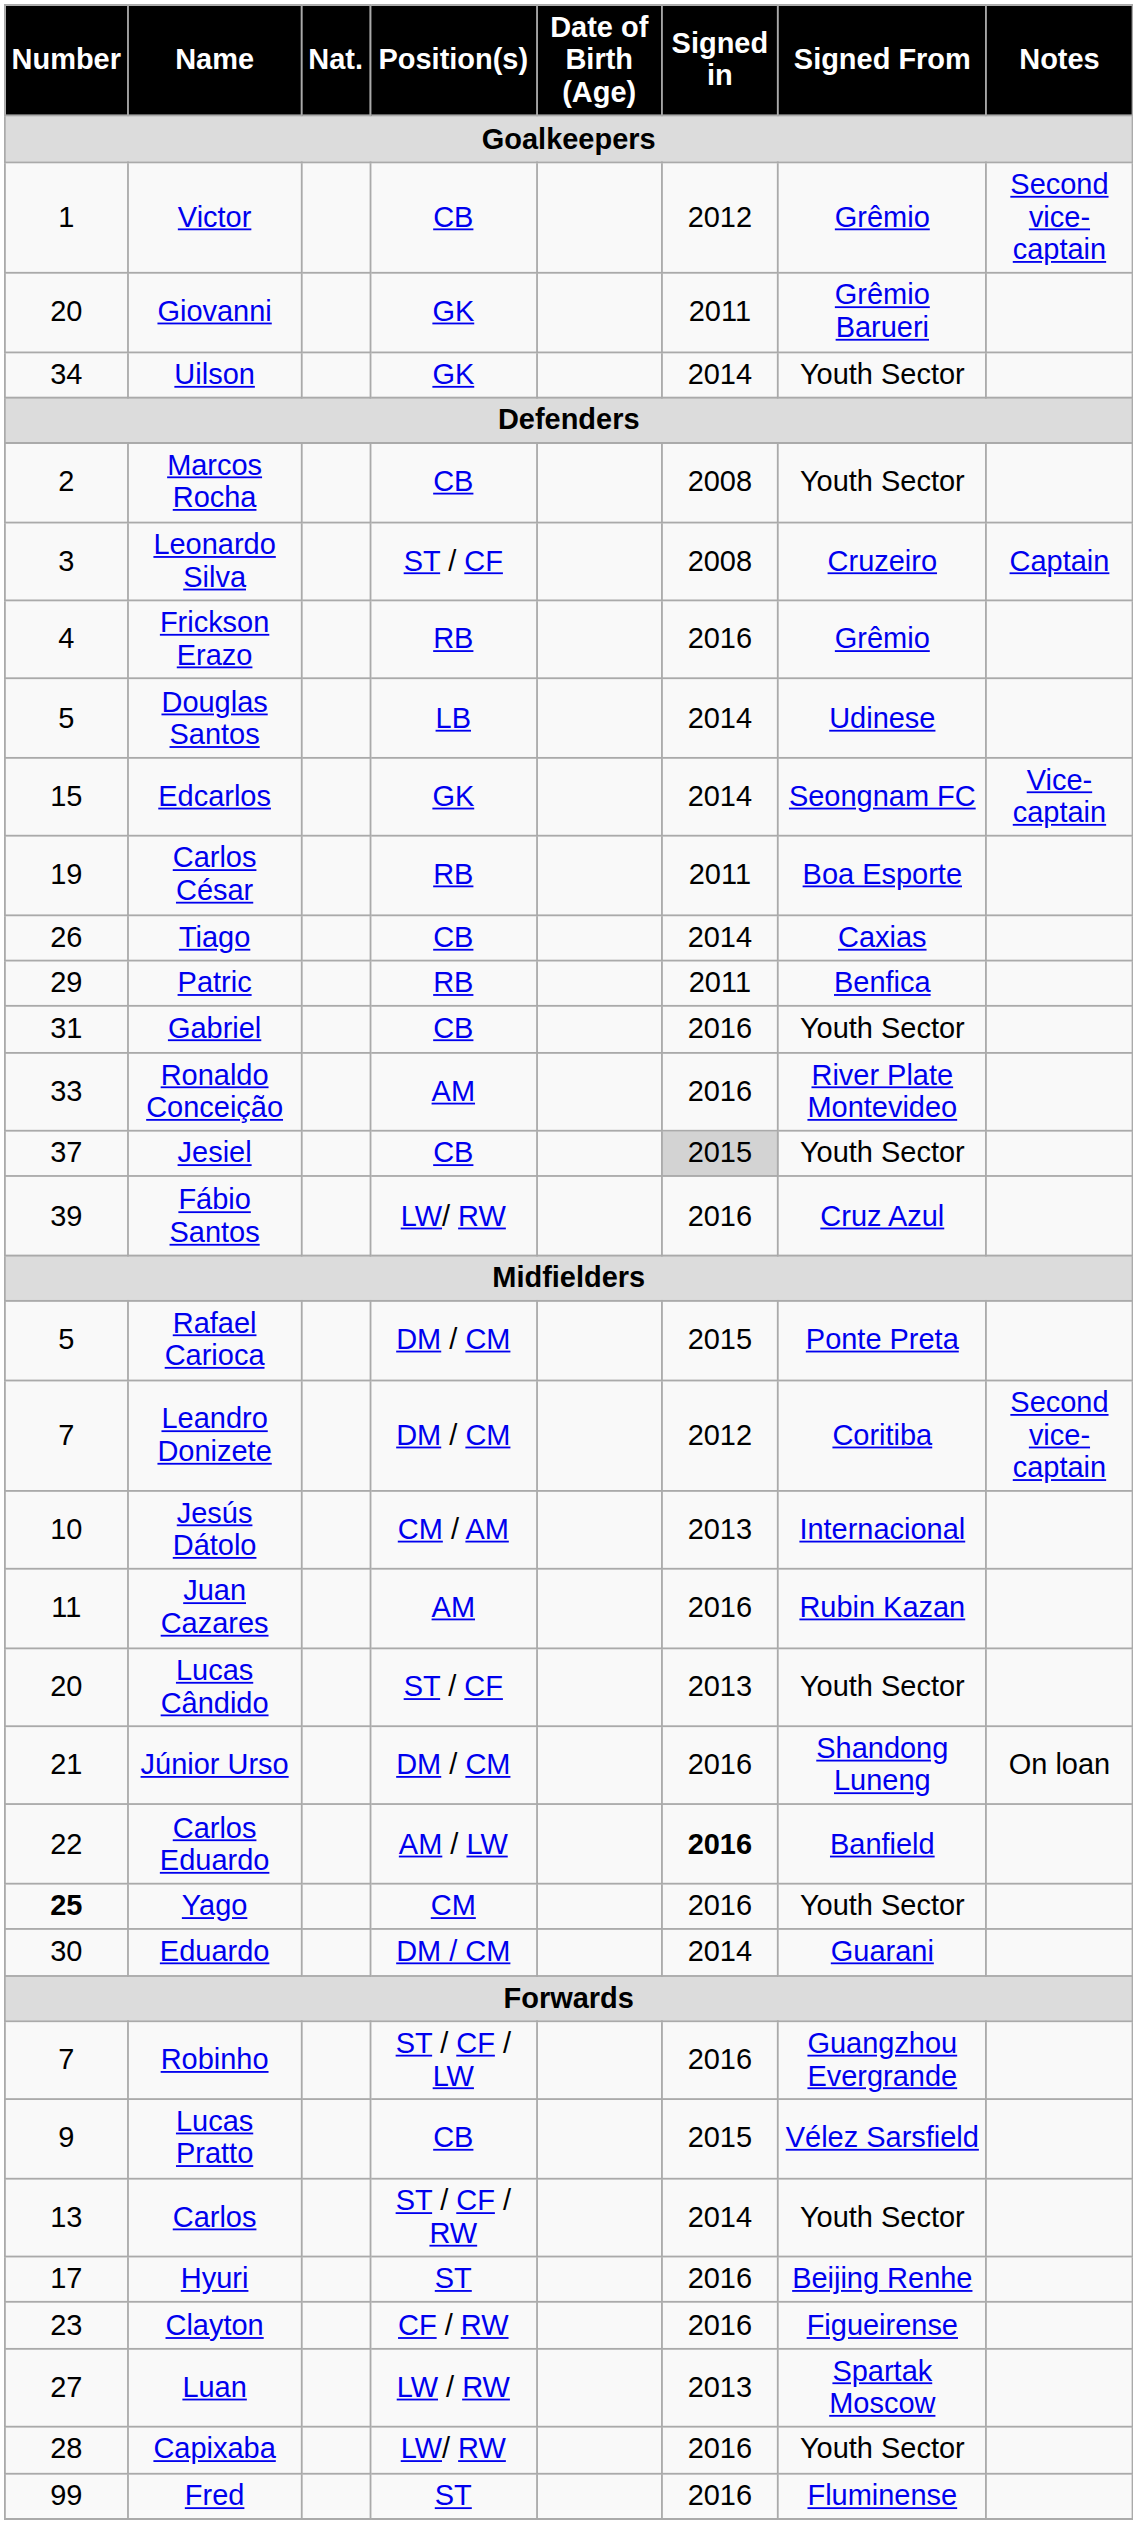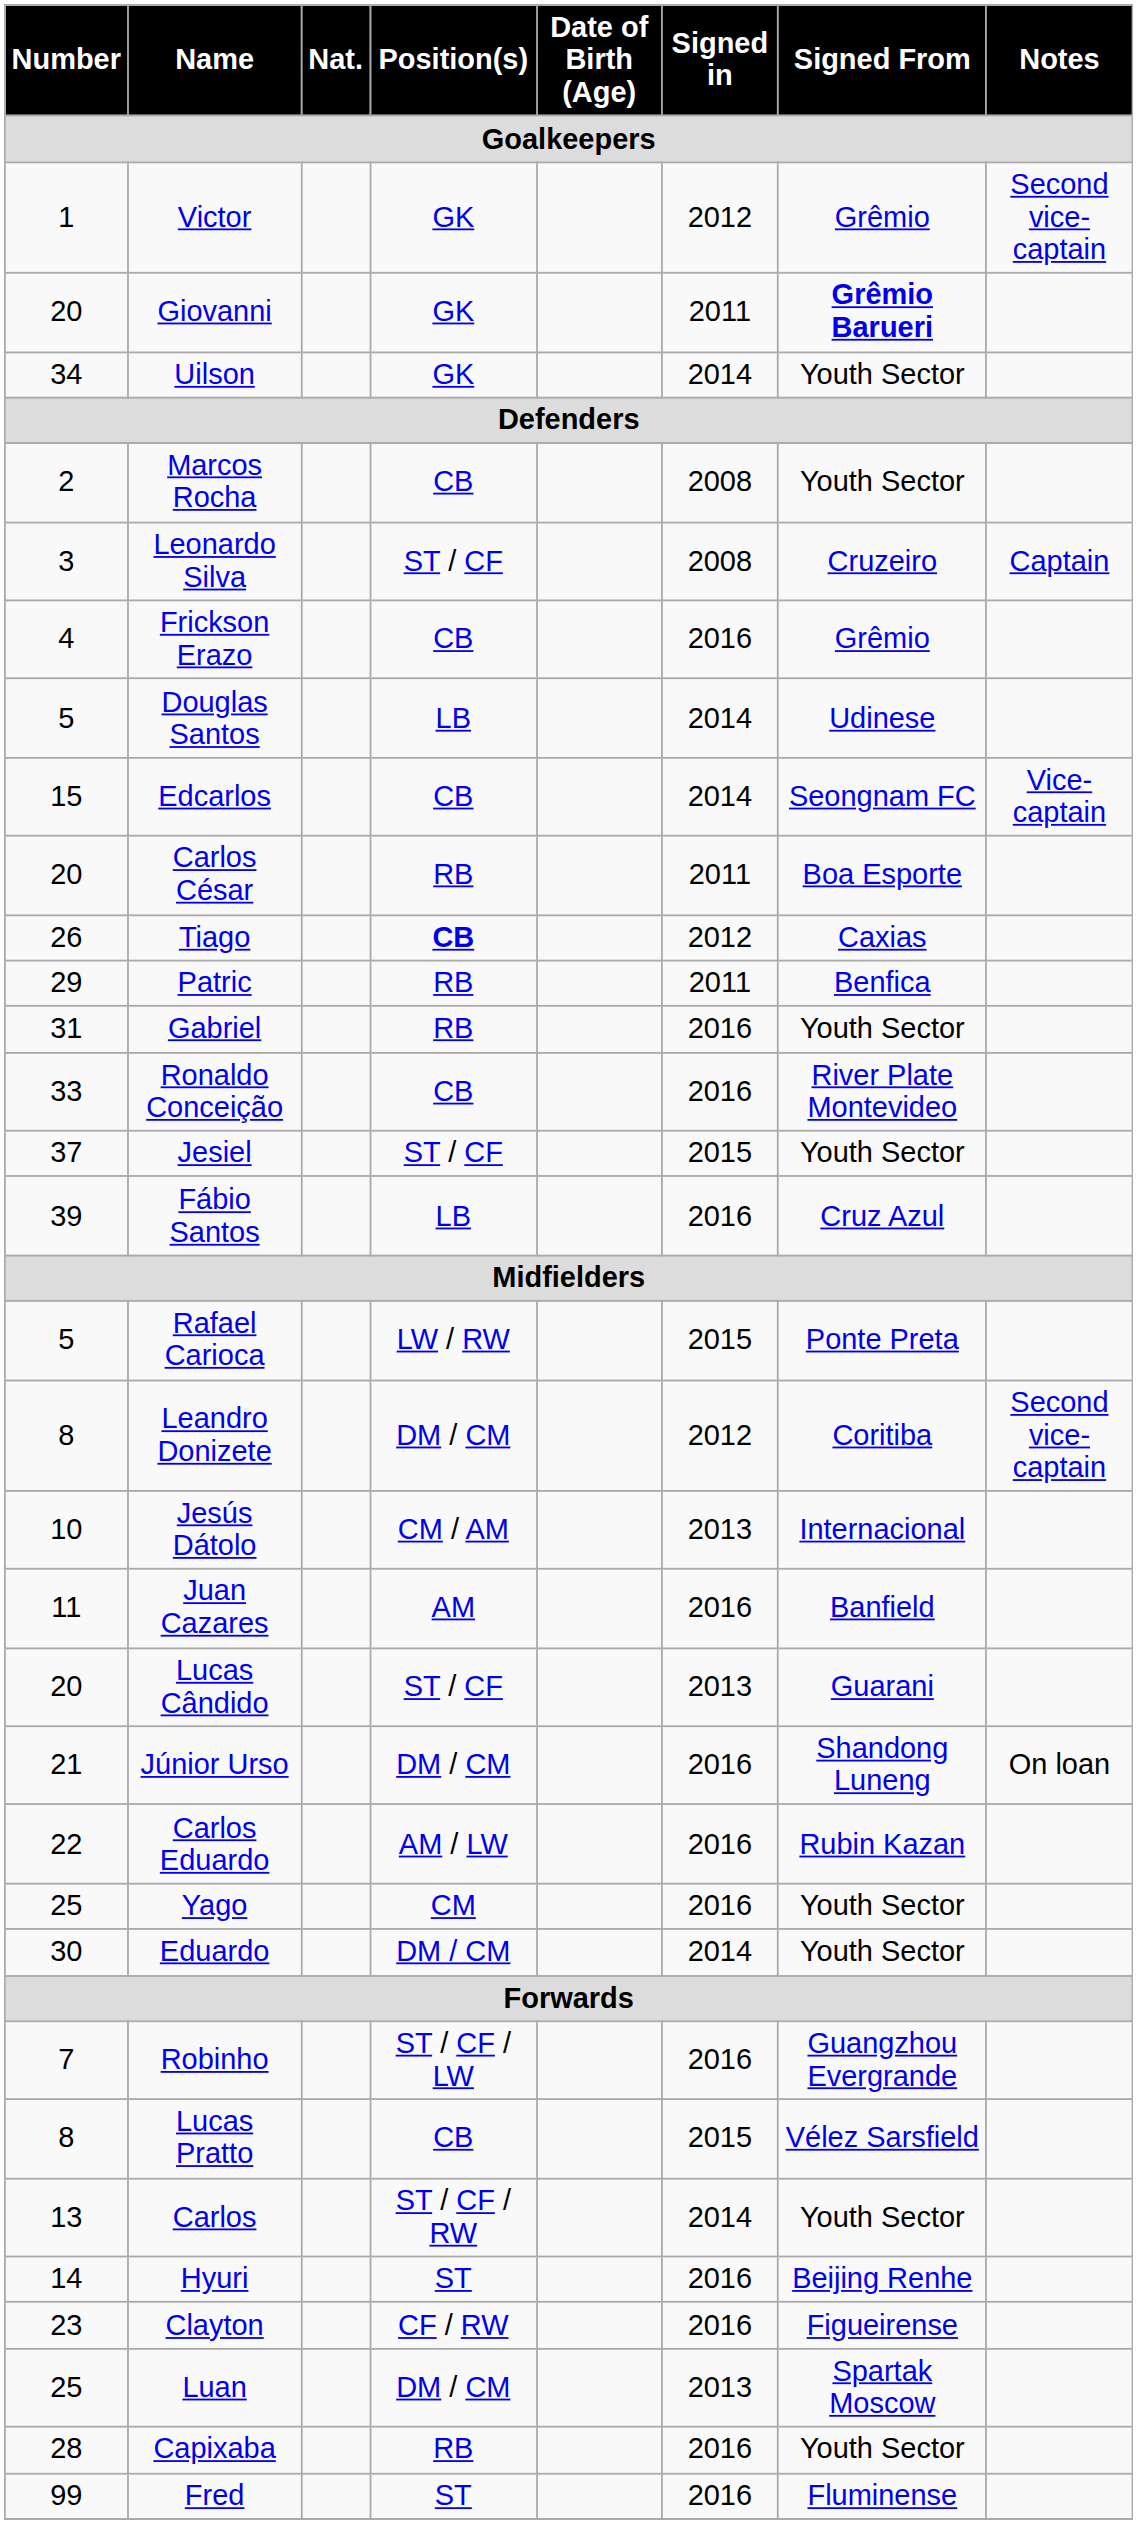(453, 217) CB -> (453, 217) GK
(882, 311) normal -> (882, 311) bold
(453, 639) RB -> (453, 639) CB
(453, 796) GK -> (453, 796) CB
(66, 874) 19 -> (66, 874) 20
(453, 936) normal -> (453, 936) bold
(720, 936) 2014 -> (720, 936) 2012
(453, 1028) CB -> (453, 1028) RB
(453, 1091) AM -> (453, 1091) CB
(453, 1153) CB -> (453, 1153) ST / CF
(720, 1153) lightgrey background -> (720, 1153) no background
(453, 1215) LW/ RW -> (453, 1215) LB
(453, 1339) DM / CM -> (453, 1339) LW / RW
(66, 1434) 7 -> (66, 1434) 8
(882, 1608) Rubin Kazan -> (882, 1608) Banfield
(882, 1686) Youth Sector -> (882, 1686) Guarani
(720, 1843) bold -> (720, 1843) normal
(882, 1843) Banfield -> (882, 1843) Rubin Kazan
(66, 1905) bold -> (66, 1905) normal
(882, 1951) Guarani -> (882, 1951) Youth Sector
(66, 2138) 9 -> (66, 2138) 8
(66, 2279) 17 -> (66, 2279) 14
(66, 2387) 27 -> (66, 2387) 25
(453, 2387) LW / RW -> (453, 2387) DM / CM
(453, 2449) LW/ RW -> (453, 2449) RB
